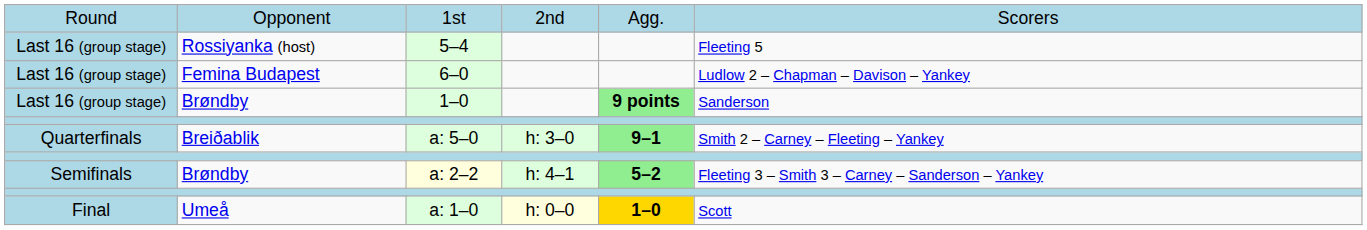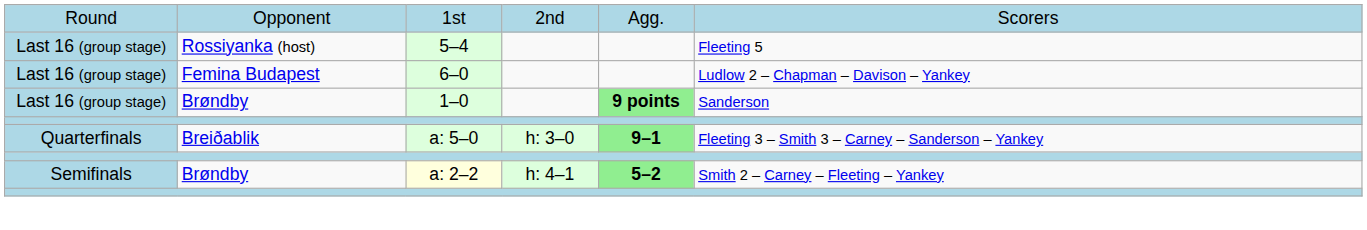(821, 139) Smith 2 – Carney – Fleeting – Yankey -> (871, 139) Fleeting 3 – Smith 3 – Carney – Sanderson – Yankey
(871, 175) Fleeting 3 – Smith 3 – Carney – Sanderson – Yankey -> (821, 175) Smith 2 – Carney – Fleeting – Yankey
- row: (205, 210)
